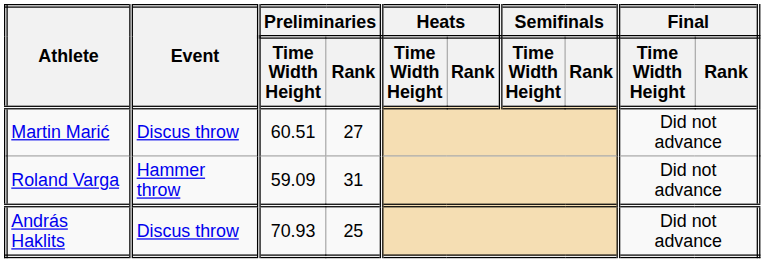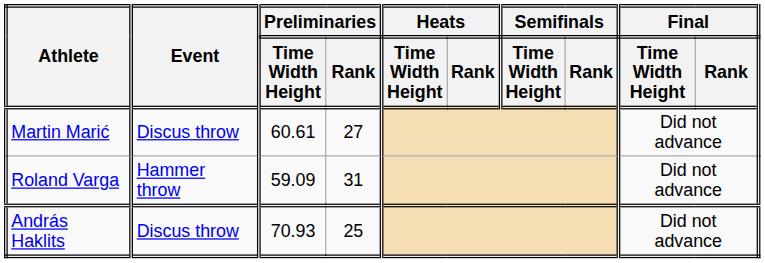(293, 133) 60.51 -> (293, 133) 60.61
